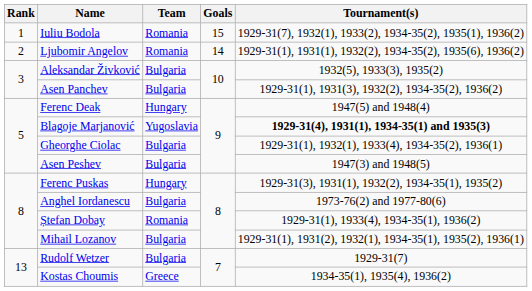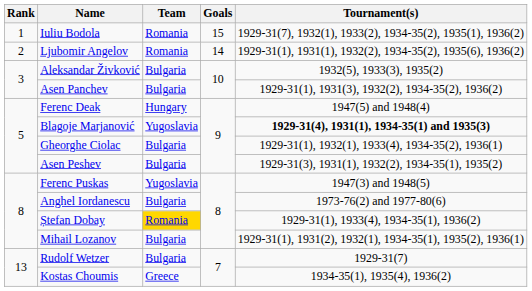(381, 164) 1947(3) and 1948(5) -> (381, 164) 1929-31(3), 1931(1), 1932(2), 1934-35(1), 1935(2)
(166, 182) Hungary -> (172, 182) Yugoslavia
(381, 182) 1929-31(3), 1931(1), 1932(2), 1934-35(1), 1935(2) -> (381, 182) 1947(3) and 1948(5)
(167, 220) no background -> (167, 220) gold background
